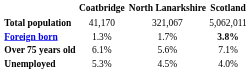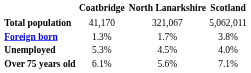(228, 36) bold -> (228, 36) normal
rows swapped: (40, 50) <-> (30, 64)
